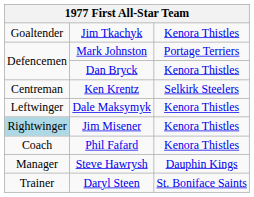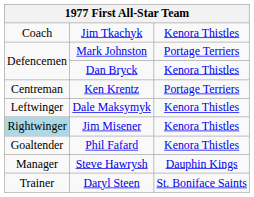(37, 32) Goaltender -> (37, 32) Coach
(202, 88) Selkirk Steelers -> (202, 88) Portage Terriers
(37, 145) Coach -> (37, 145) Goaltender
